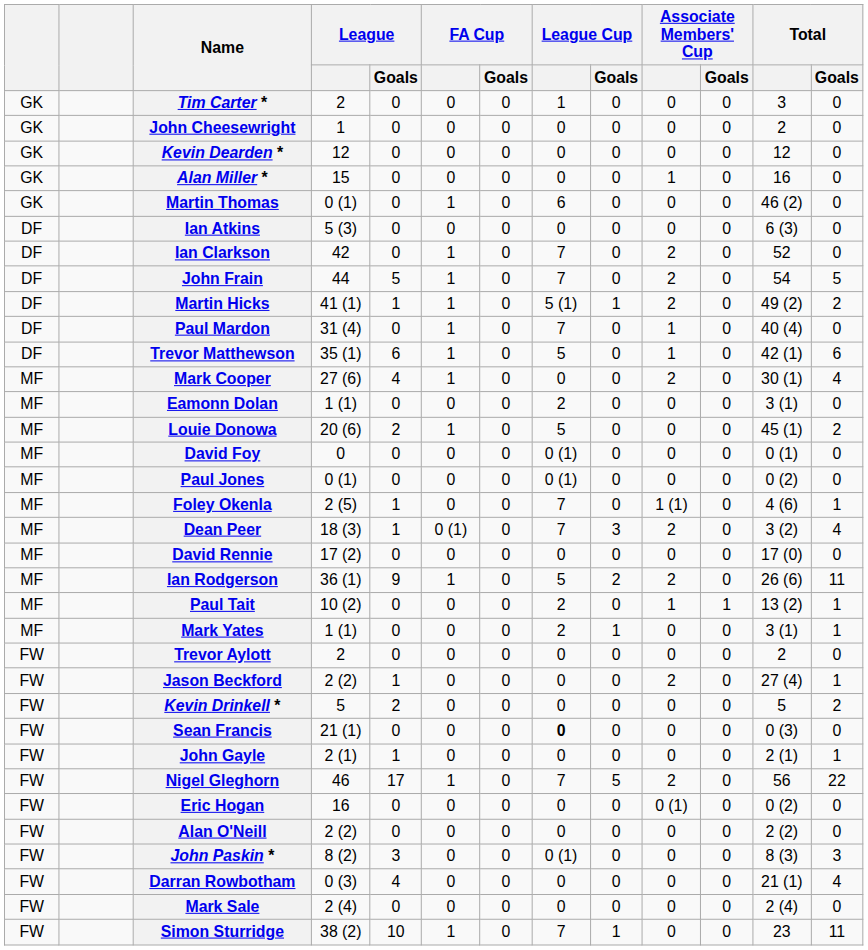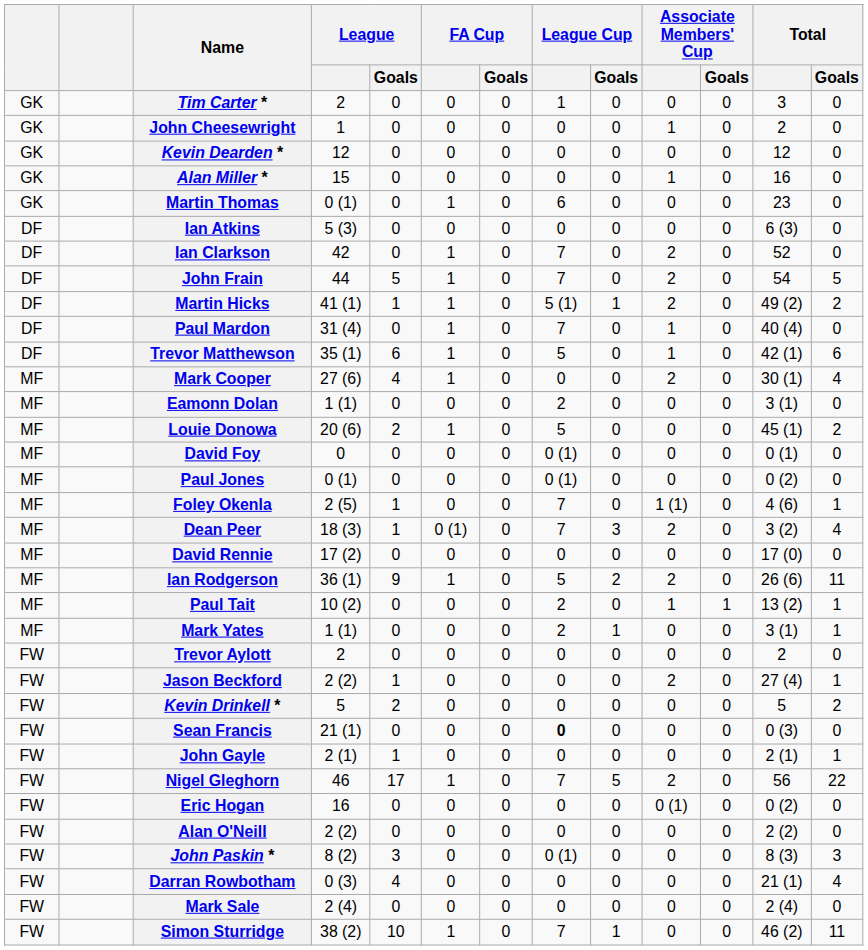(671, 128) 0 -> (671, 128) 1
(782, 203) 46 (2) -> (782, 203) 23
(782, 931) 23 -> (782, 931) 46 (2)
